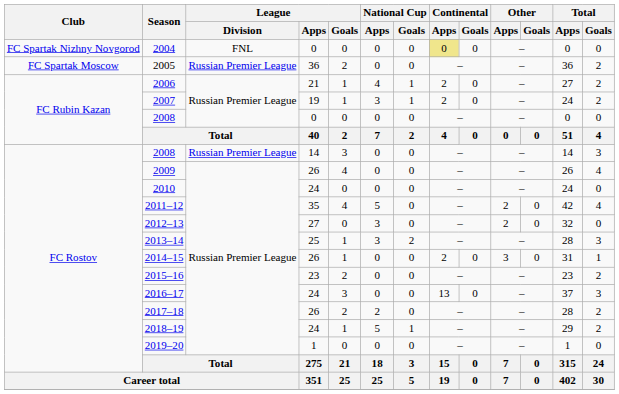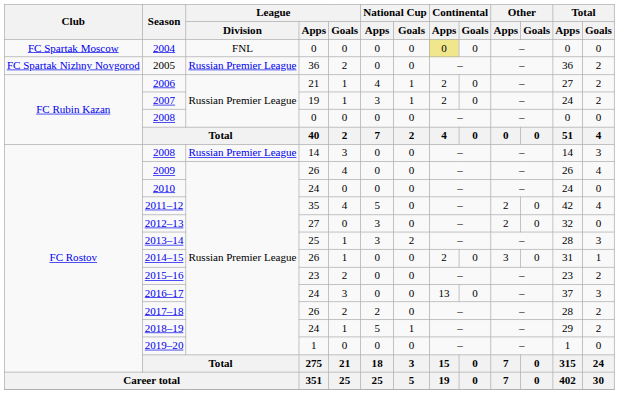(73, 48) FC Spartak Nizhny Novgorod -> (73, 48) FC Spartak Moscow
(73, 65) FC Spartak Moscow -> (73, 65) FC Spartak Nizhny Novgorod
